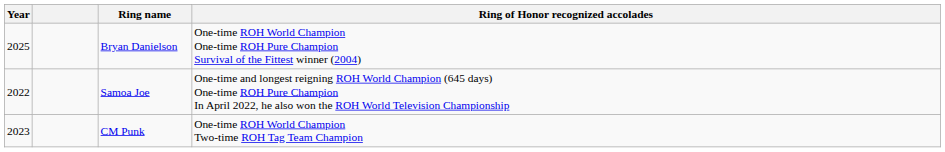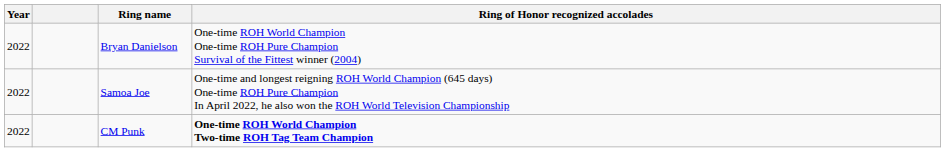(18, 46) 2025 -> (18, 46) 2022
(18, 131) 2023 -> (18, 131) 2022
(279, 131) normal -> (284, 131) bold
